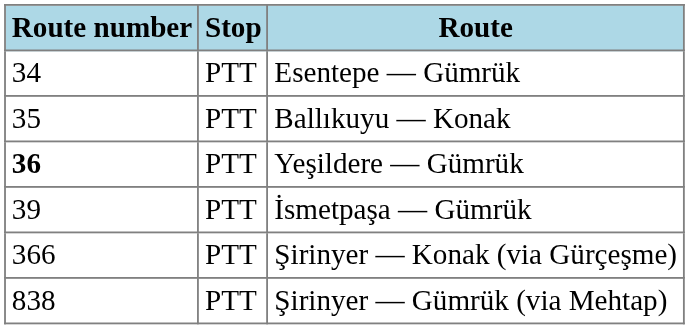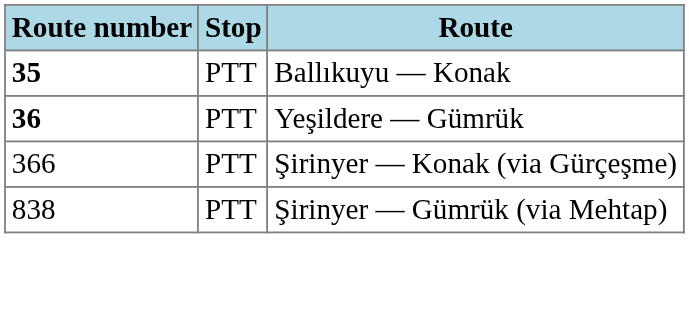- row: (397, 72)
(26, 118) normal -> (26, 72) bold
- row: (403, 209)
